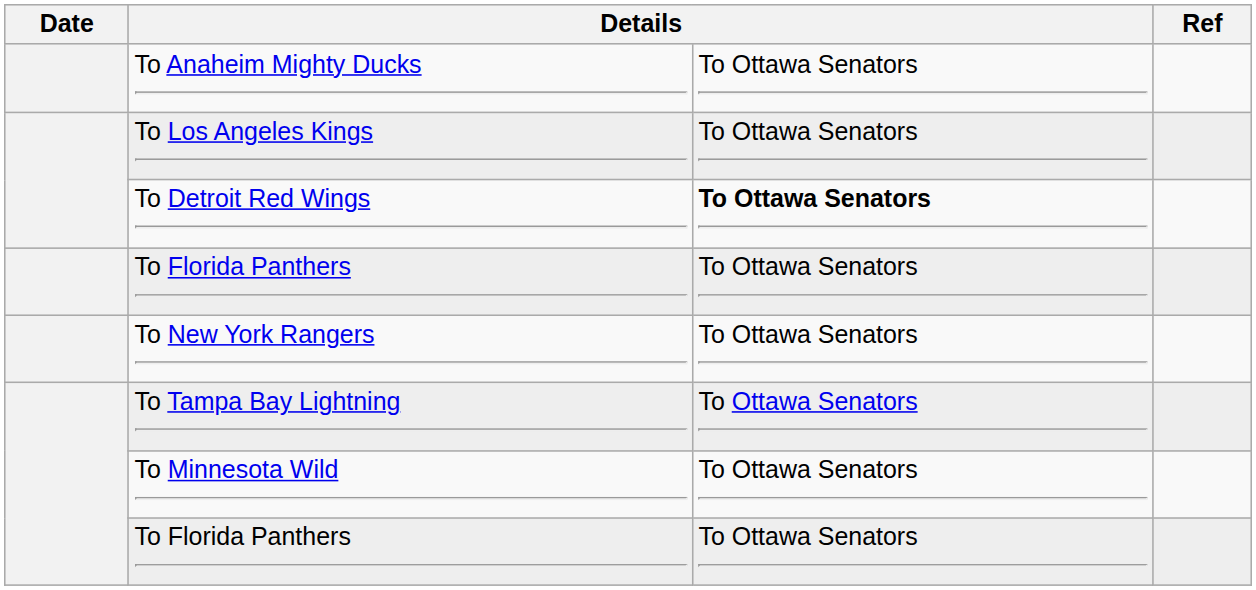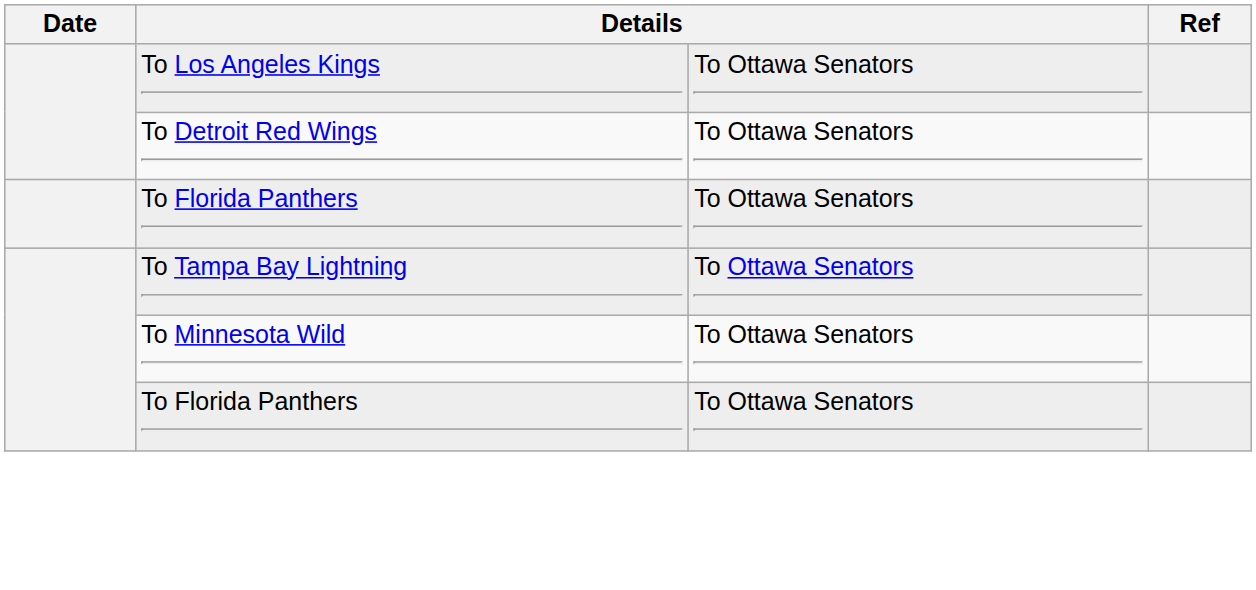- row: (67, 78)
(923, 207) bold -> (918, 140) normal
- row: (67, 349)
